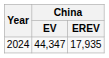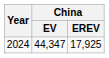(86, 45) 17,935 -> (86, 45) 17,925
